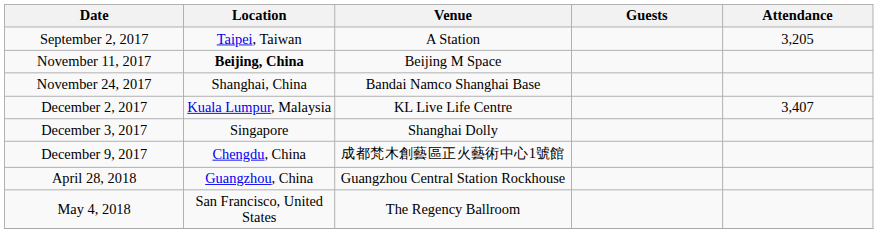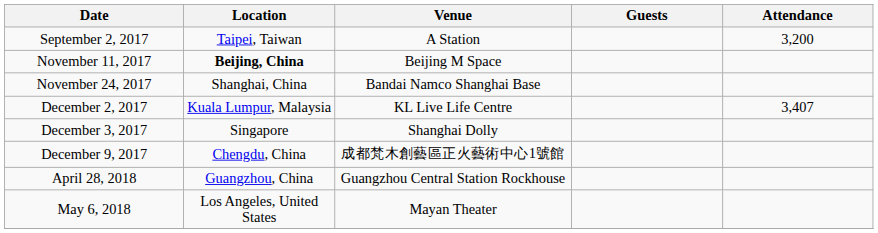(798, 38) 3,205 -> (798, 38) 3,200
- row: (94, 209)
+ row: (94, 209)
